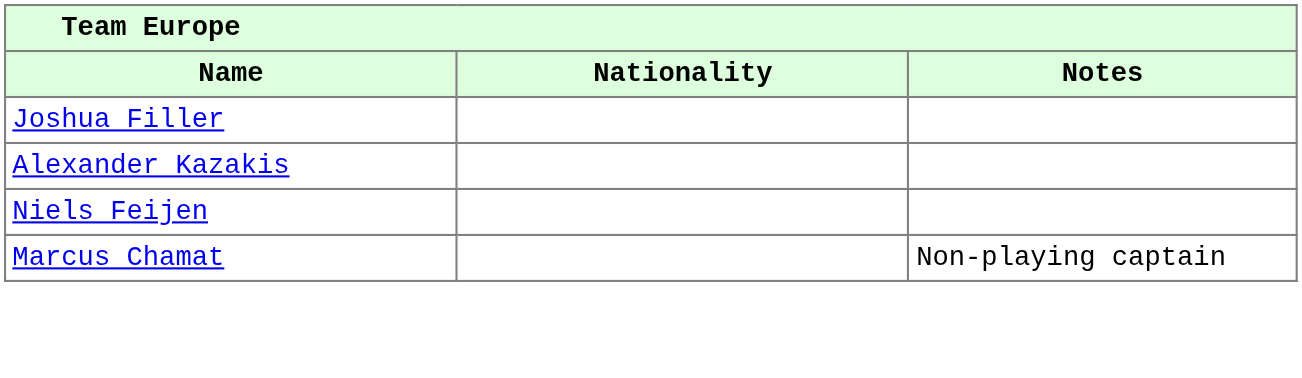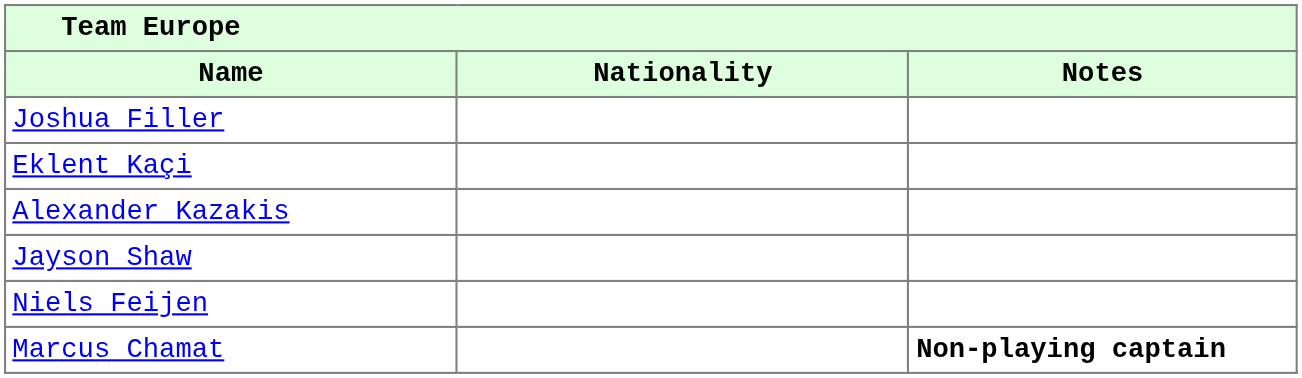+ row: (102, 166)
+ row: (102, 258)
(1071, 258) normal -> (1071, 350) bold
